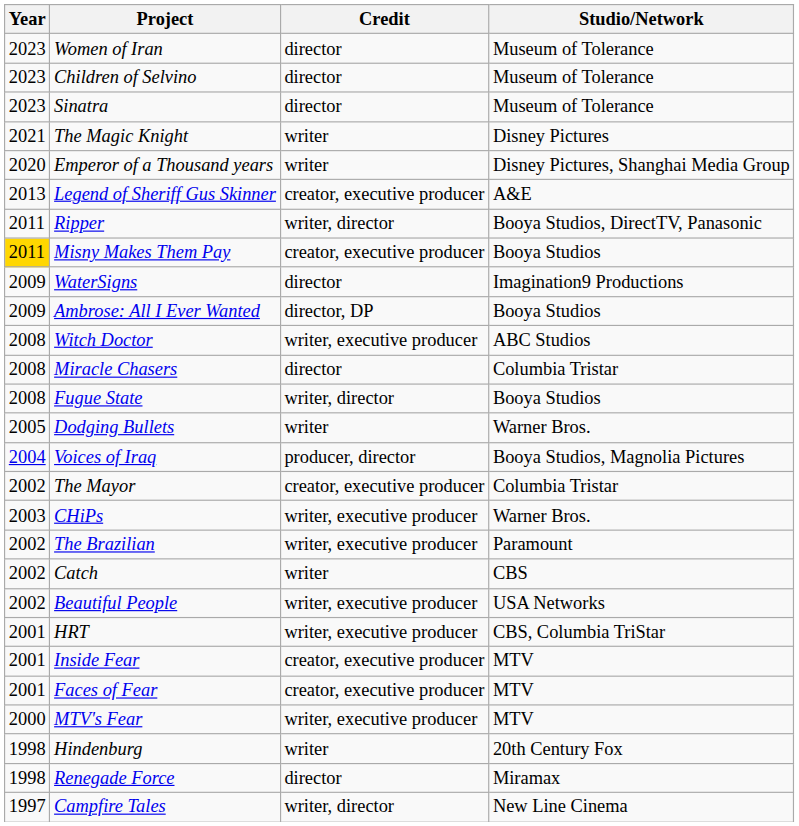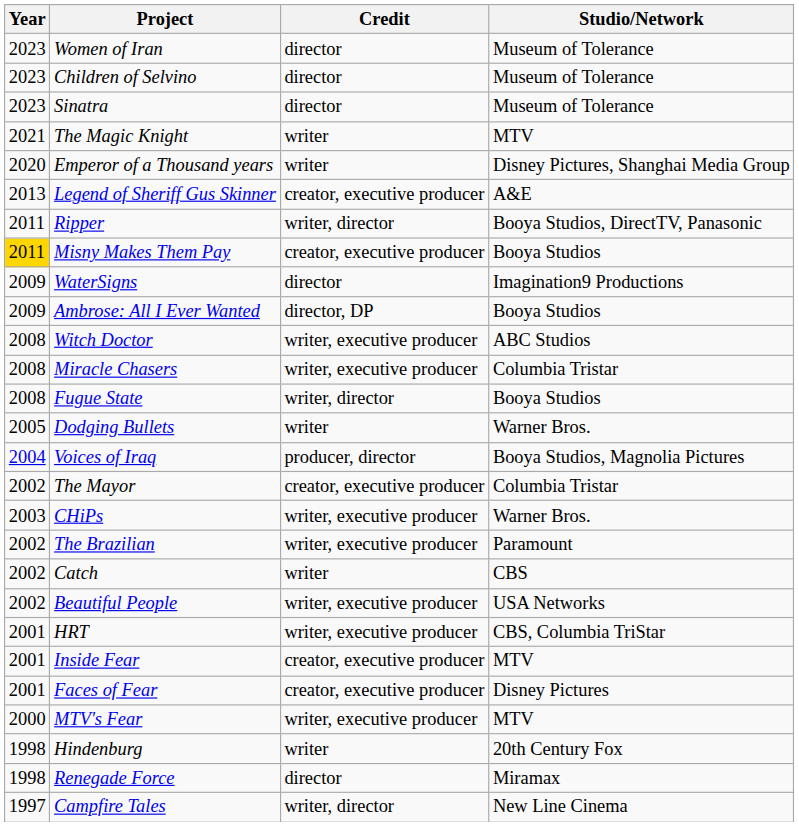(551, 135) Disney Pictures -> (513, 135) MTV
(313, 369) director -> (381, 369) writer, executive producer
(513, 690) MTV -> (551, 690) Disney Pictures
